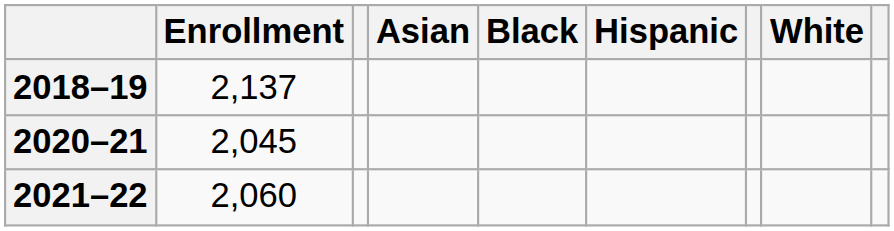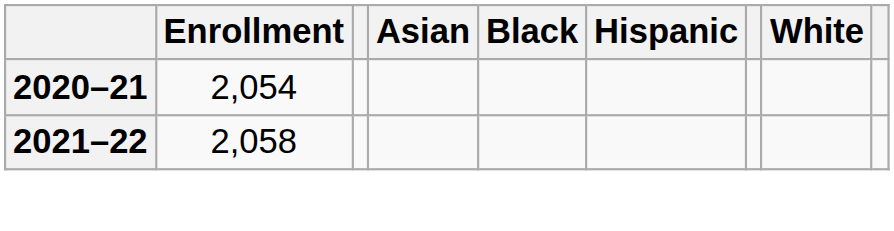- row: (80, 86)
(254, 141) 2,045 -> (254, 86) 2,054
(254, 196) 2,060 -> (254, 141) 2,058
